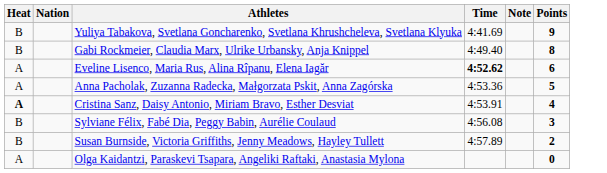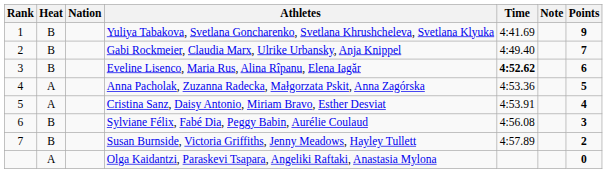+ column: (20, 13)
(552, 50) 8 -> (584, 50) 7
(19, 68) A -> (51, 68) B
(19, 104) bold -> (51, 104) normal
